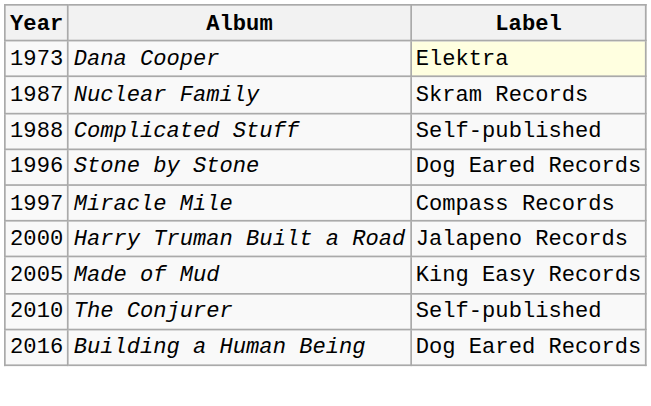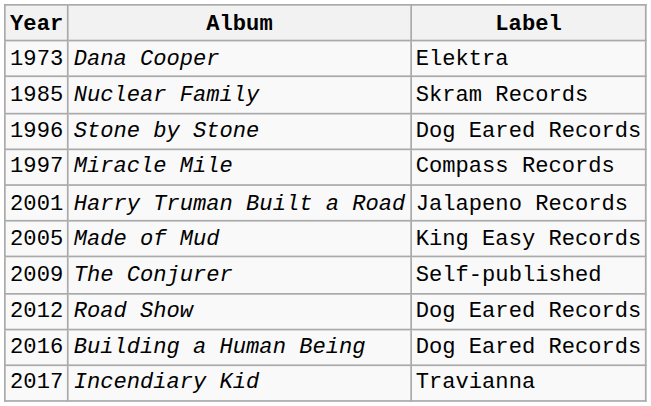(462, 59) lightyellow background -> (462, 59) no background
(37, 95) 1987 -> (37, 95) 1985
- row: (186, 131)
(37, 239) 2000 -> (37, 203) 2001
(37, 311) 2010 -> (37, 275) 2009
+ row: (133, 311)
+ row: (167, 383)
